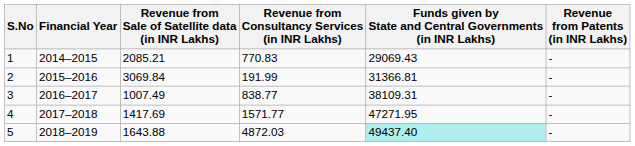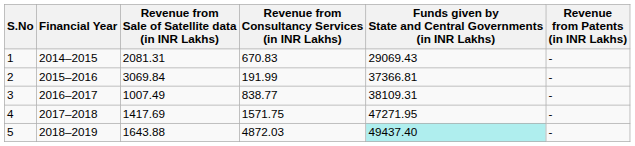(144, 58) 2085.21 -> (144, 58) 2081.31
(260, 58) 770.83 -> (260, 58) 670.83
(393, 77) 31366.81 -> (393, 77) 37366.81
(263, 114) 1571.77 -> (263, 114) 1571.75
